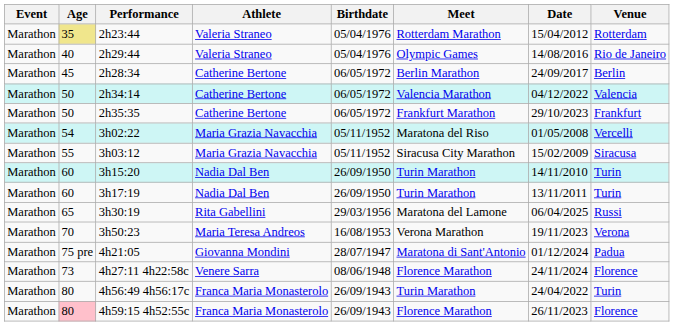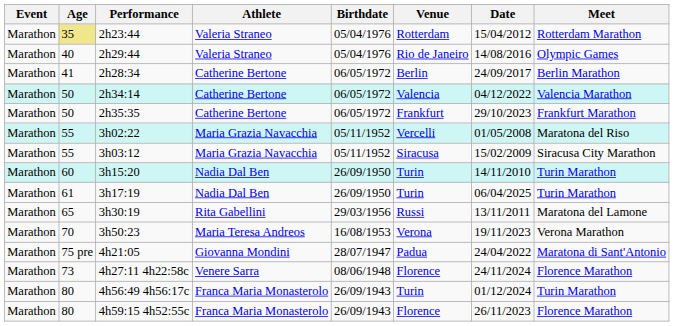columns swapped: (630, 14) <-> (461, 14)
(68, 73) 45 -> (68, 73) 41
(68, 133) 54 -> (68, 133) 55
(68, 192) 60 -> (68, 192) 61
(559, 192) 13/11/2011 -> (503, 192) 06/04/2025
(560, 212) 06/04/2025 -> (502, 212) 13/11/2011
(560, 251) 01/12/2024 -> (503, 251) 24/04/2022
(560, 291) 24/04/2022 -> (503, 291) 01/12/2024
(68, 311) pink background -> (68, 311) no background
